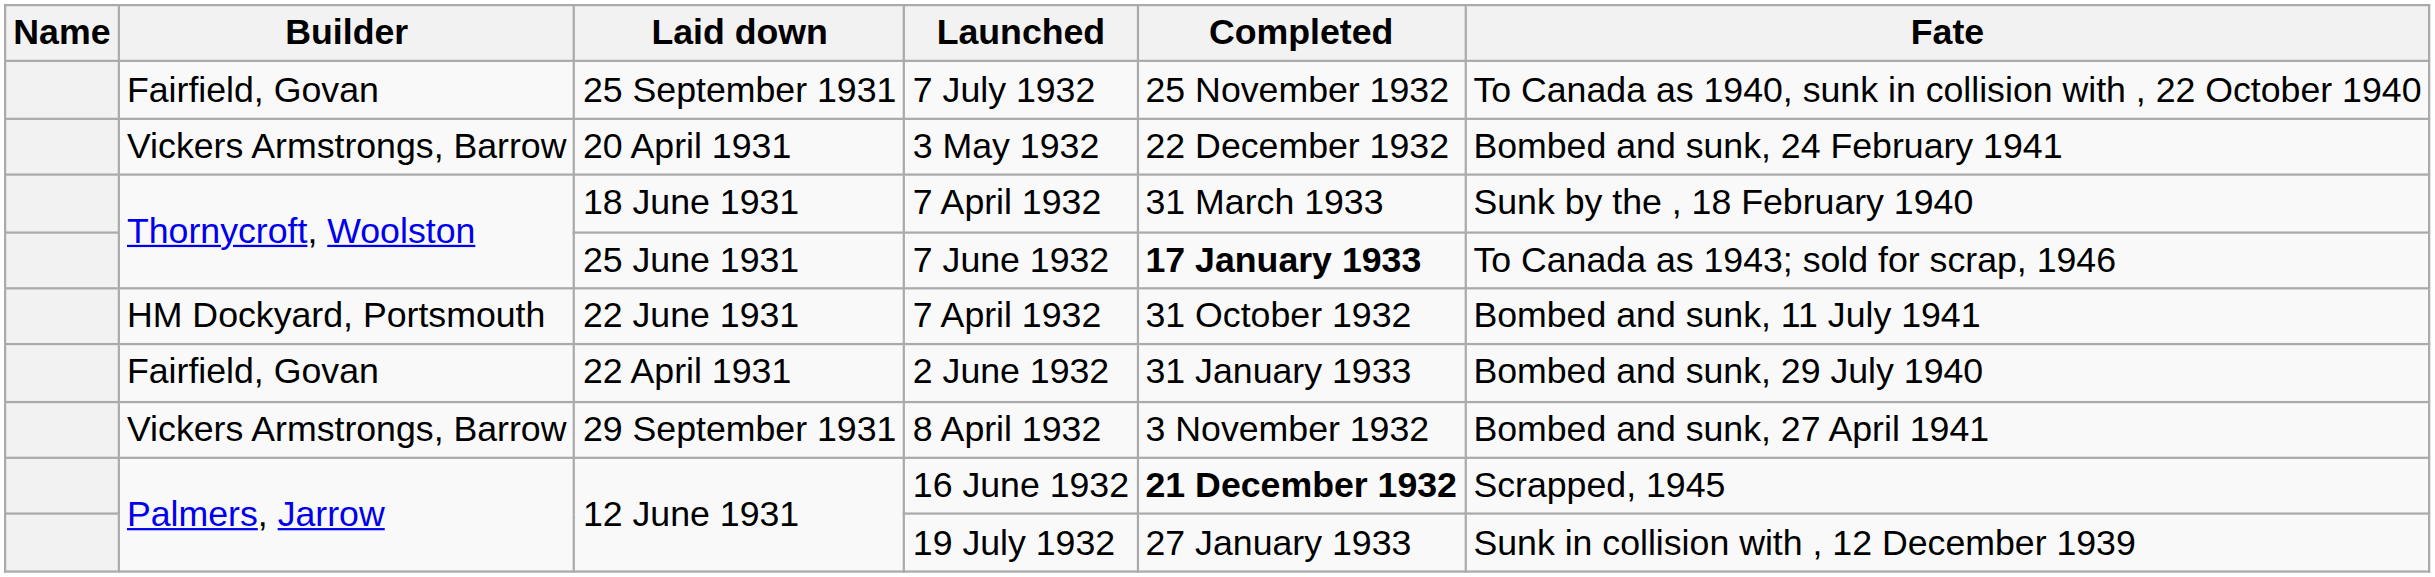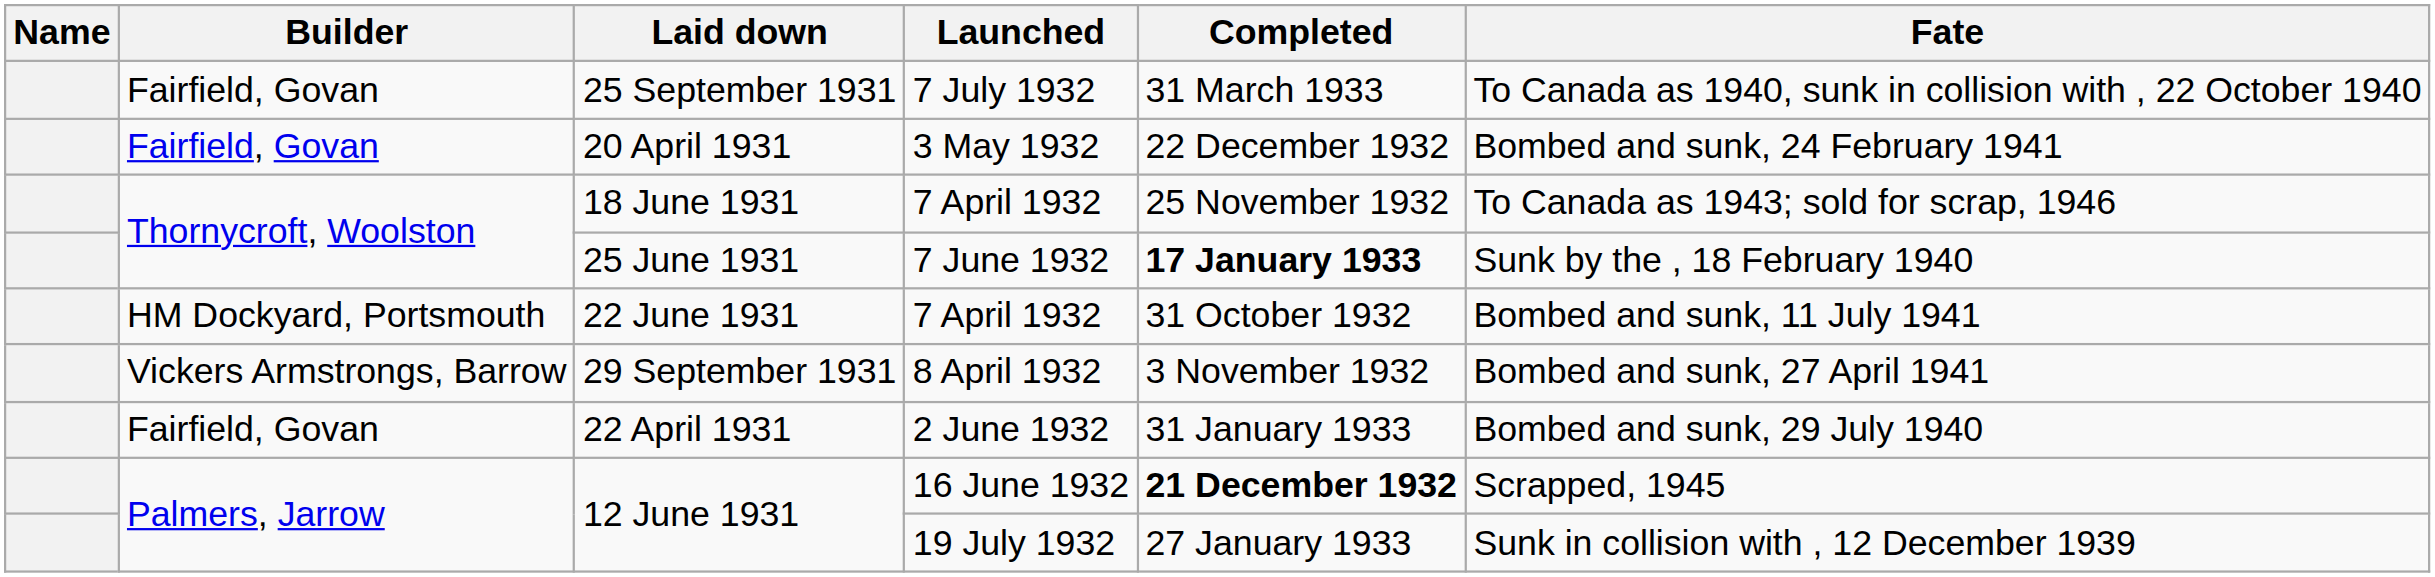(1297, 89) 25 November 1932 -> (1265, 89) 31 March 1933
(347, 145) Vickers Armstrongs, Barrow -> (253, 145) Fairfield, Govan
(1265, 202) 31 March 1933 -> (1297, 202) 25 November 1932
(1723, 202) Sunk by the , 18 February 1940 -> (1795, 202) To Canada as 1943; sold for scrap, 1946
(1795, 259) To Canada as 1943; sold for scrap, 1946 -> (1723, 259) Sunk by the , 18 February 1940
rows swapped: (687, 372) <-> (740, 428)
